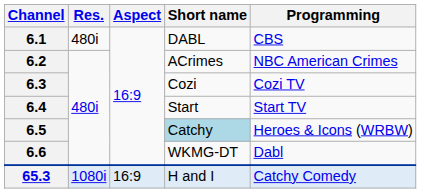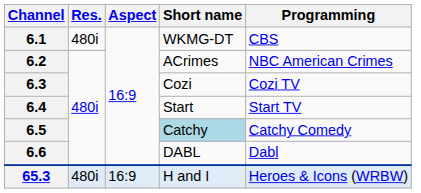(187, 38) DABL -> (198, 38) WKMG-DT
(333, 130) Heroes & Icons (WRBW) -> (300, 130) Catchy Comedy
(203, 152) WKMG-DT -> (182, 152) DABL
(89, 176) 1080i -> (85, 176) 480i
(305, 176) Catchy Comedy -> (328, 176) Heroes & Icons (WRBW)
